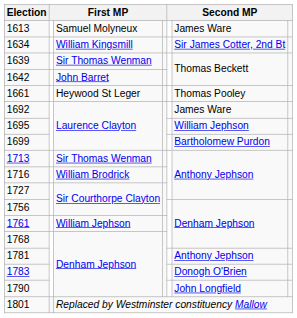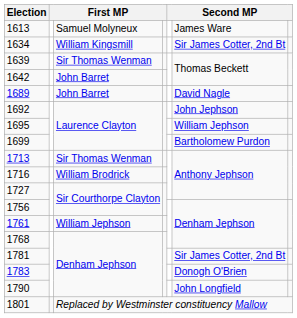- row: (18, 93)
+ row: (18, 93)
(203, 110) James Ware -> (206, 110) John Jephson
(214, 256) Anthony Jephson -> (230, 256) Sir James Cotter, 2nd Bt
